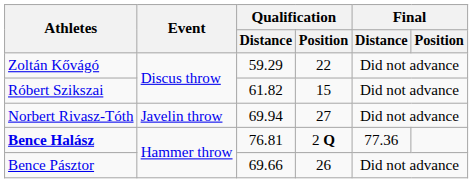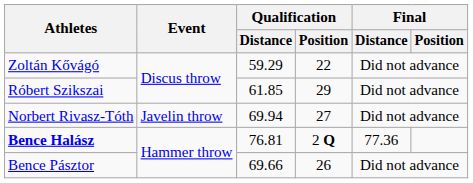(266, 90) 61.82 -> (266, 90) 61.85
(324, 90) 15 -> (324, 90) 29
